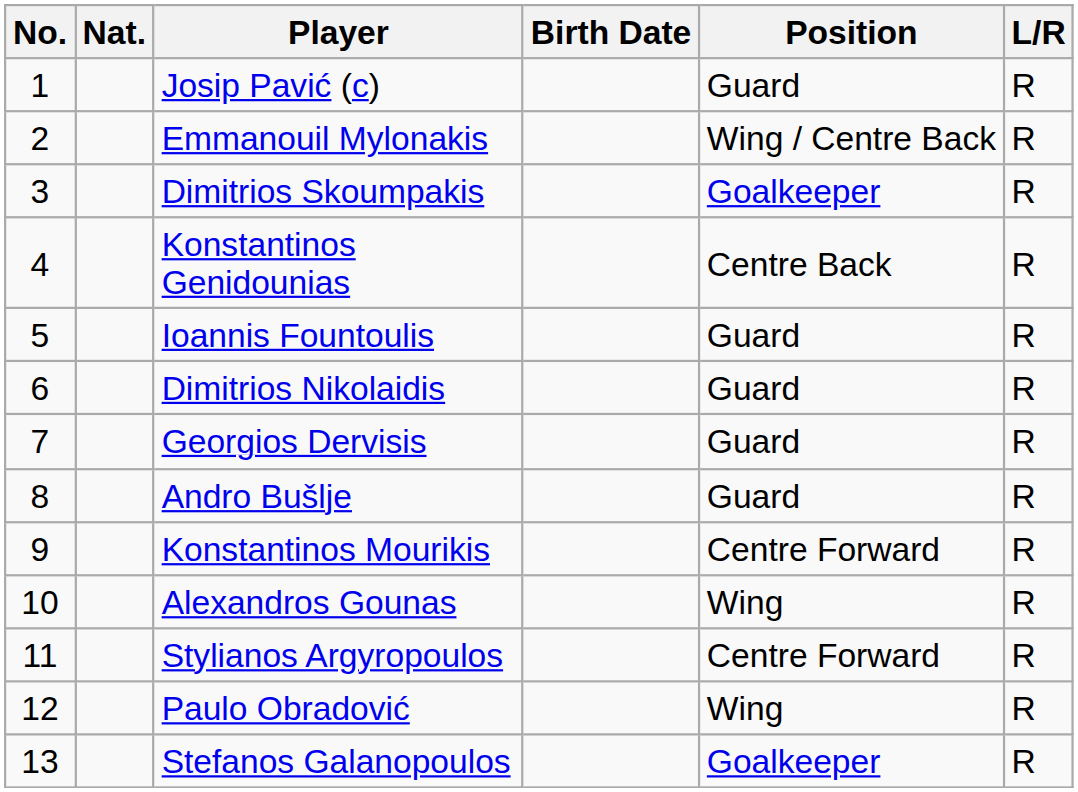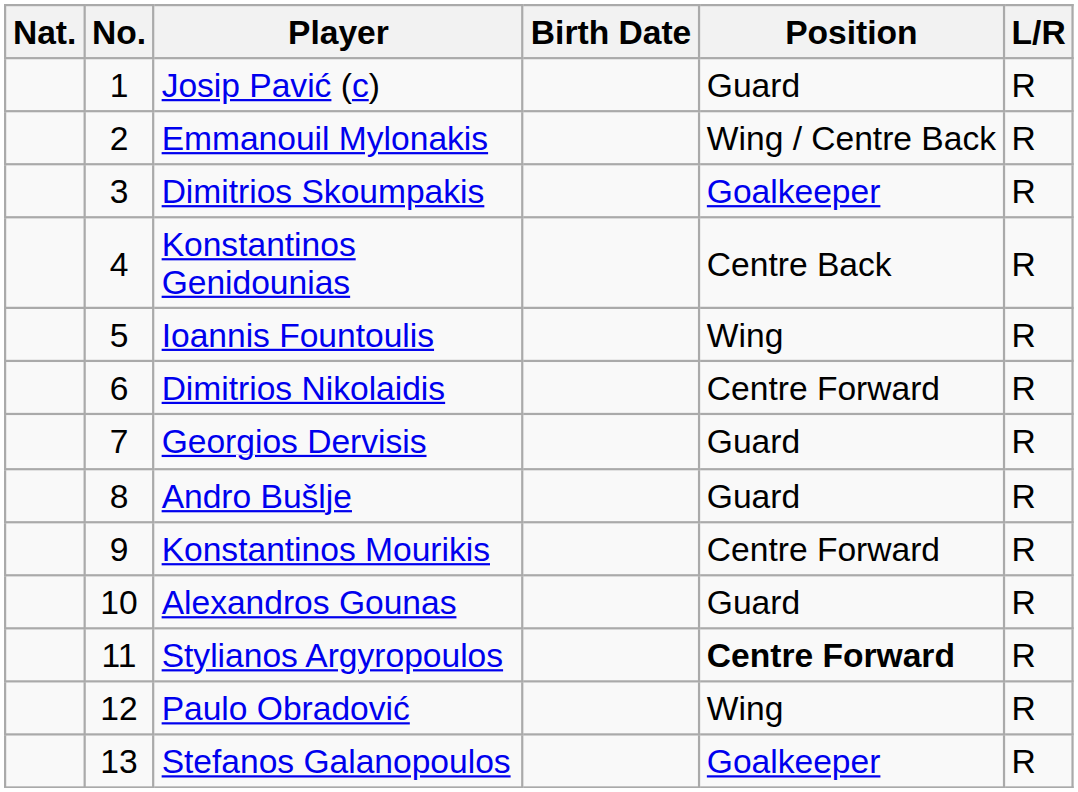columns swapped: (40, 32) <-> (114, 32)
(754, 335) Guard -> (745, 335) Wing
(754, 389) Guard -> (823, 389) Centre Forward
(745, 601) Wing -> (754, 601) Guard
(823, 654) normal -> (831, 654) bold
